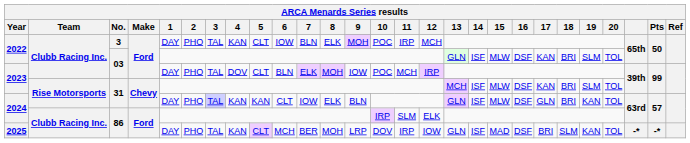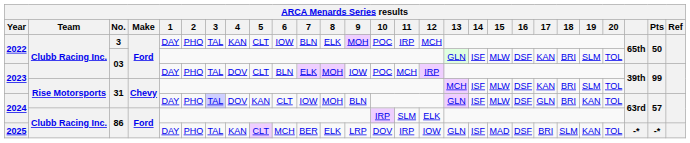(237, 101) KAN -> (237, 101) DOV
(333, 101) ELK -> (333, 101) MOH
(333, 130) MOH -> (333, 130) ELK
